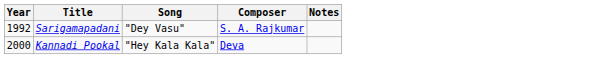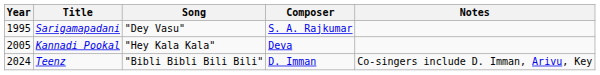(19, 29) 1992 -> (19, 29) 1995
(19, 45) 2000 -> (19, 45) 2005
+ row: (51, 61)
